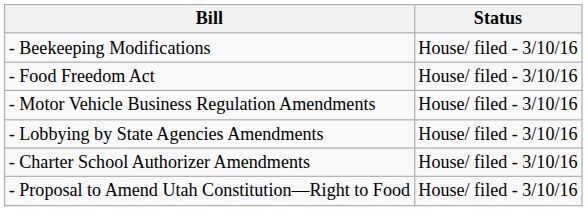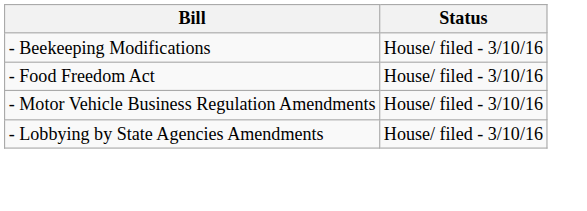- row: (159, 162)
- row: (209, 190)
